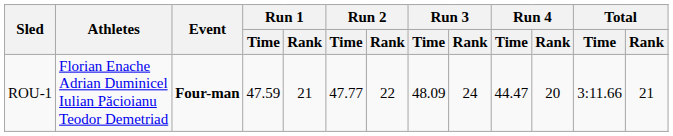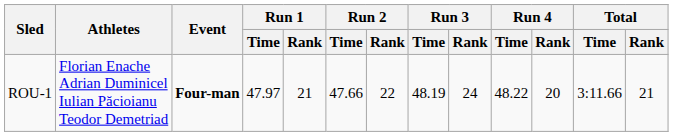(263, 93) 47.59 -> (263, 93) 47.97
(346, 93) 47.77 -> (346, 93) 47.66
(429, 93) 48.09 -> (429, 93) 48.19
(511, 93) 44.47 -> (511, 93) 48.22
